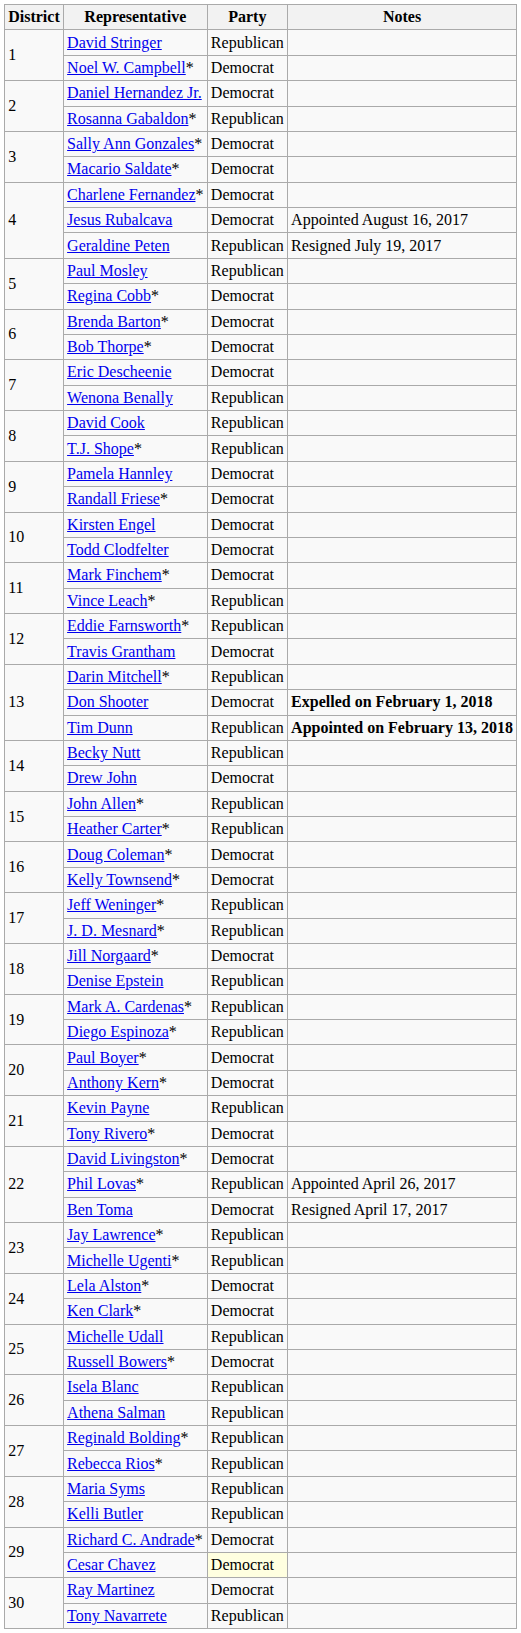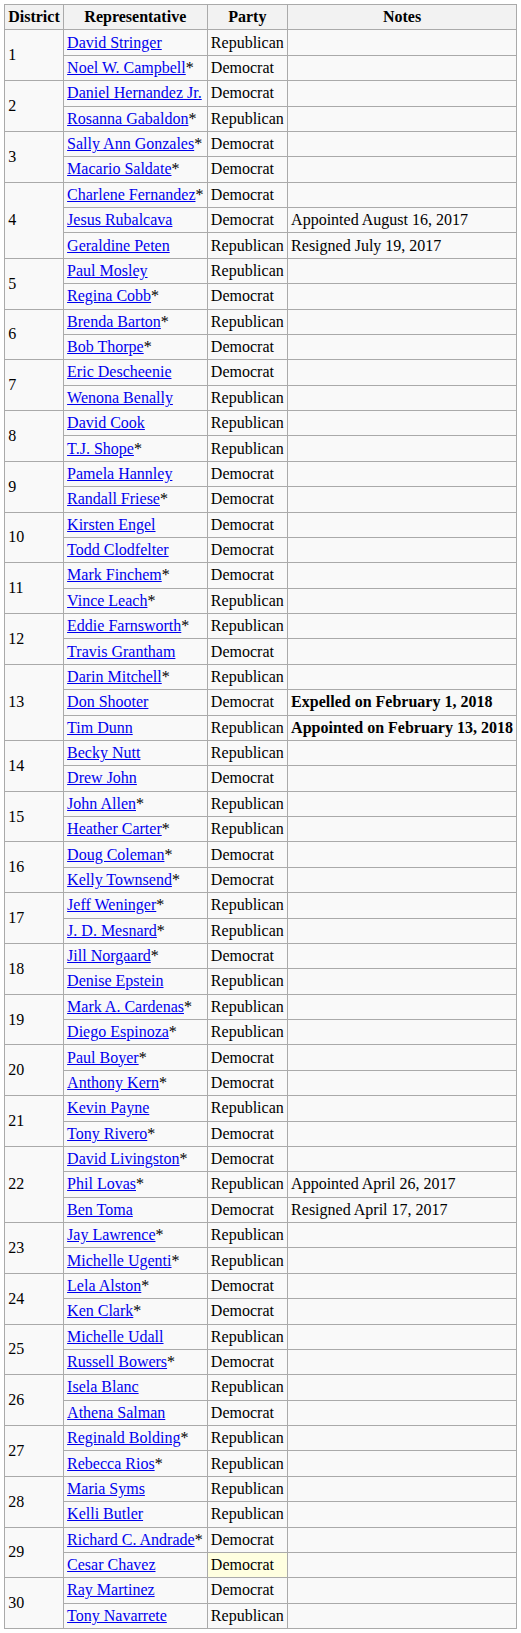(242, 321) Democrat -> (247, 321) Republican
(247, 1412) Republican -> (242, 1412) Democrat
